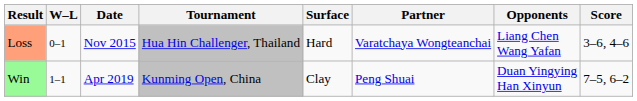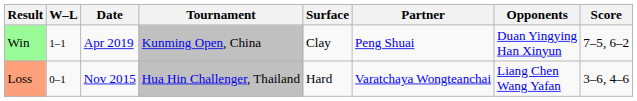rows swapped: (20, 43) <-> (18, 78)
